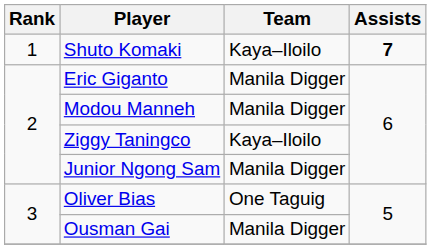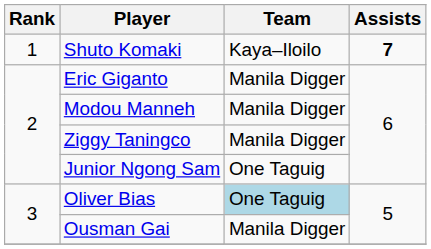(275, 139) Kaya–Iloilo -> (287, 139) Manila Digger
(287, 169) Manila Digger -> (277, 169) One Taguig
(277, 199) no background -> (277, 199) lightblue background
